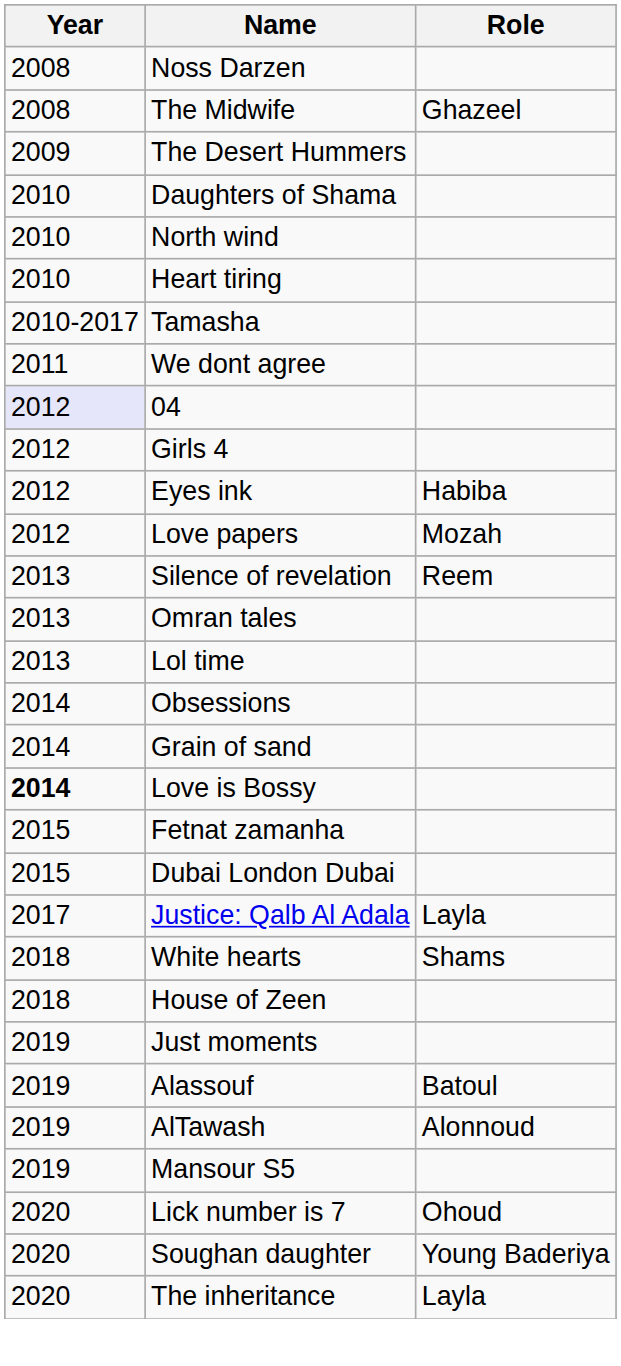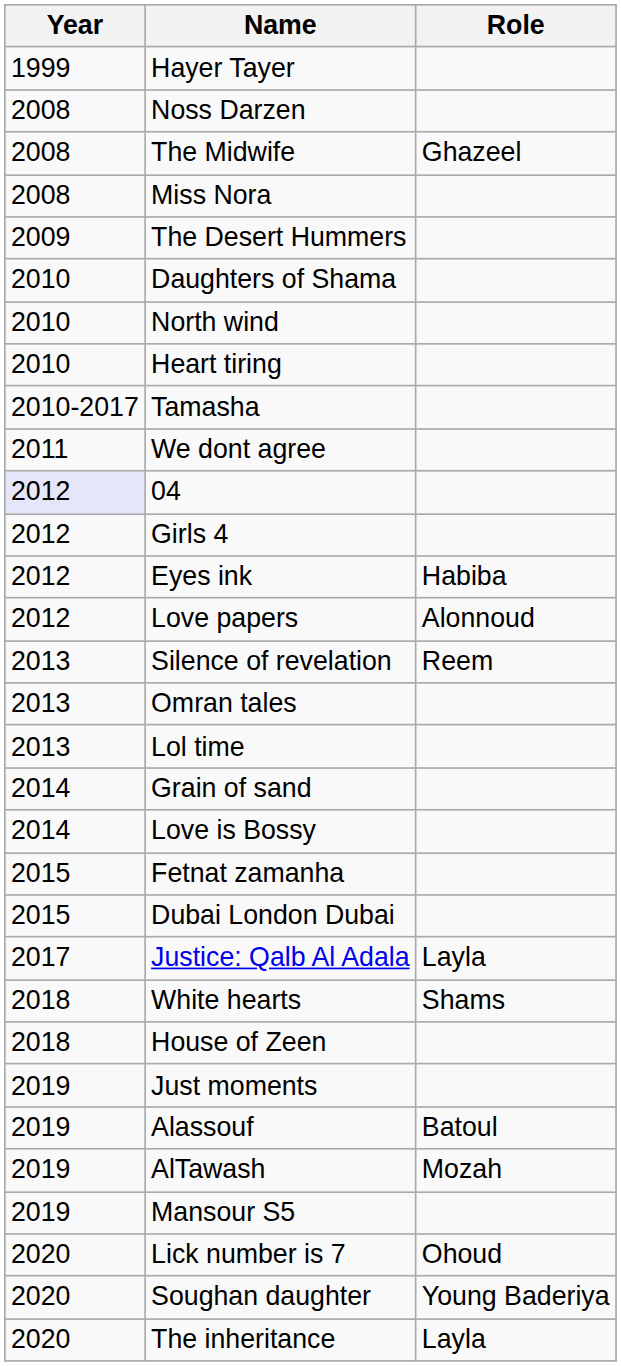+ row: (223, 68)
+ row: (211, 195)
(462, 534) Mozah -> (478, 618) Alonnoud
- row: (221, 703)
(41, 788) bold -> (41, 830) normal
(478, 1127) Alonnoud -> (462, 1169) Mozah
